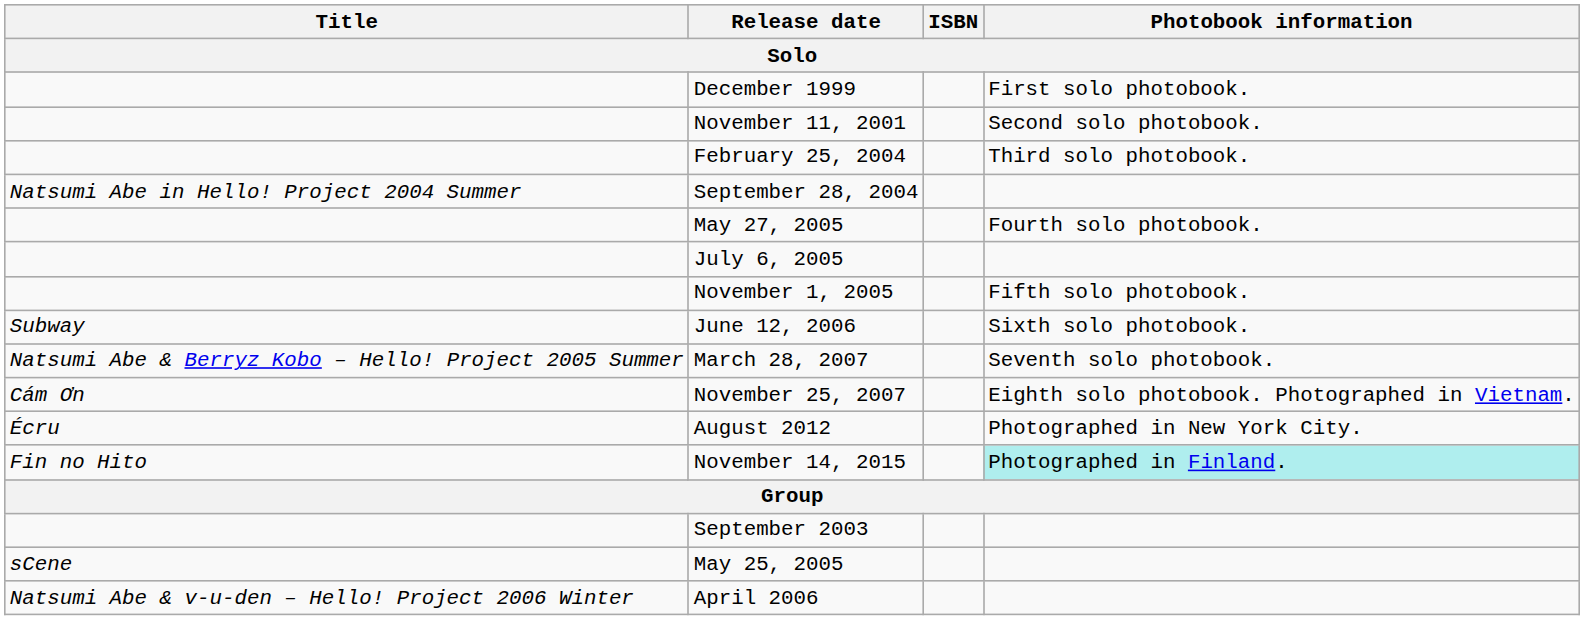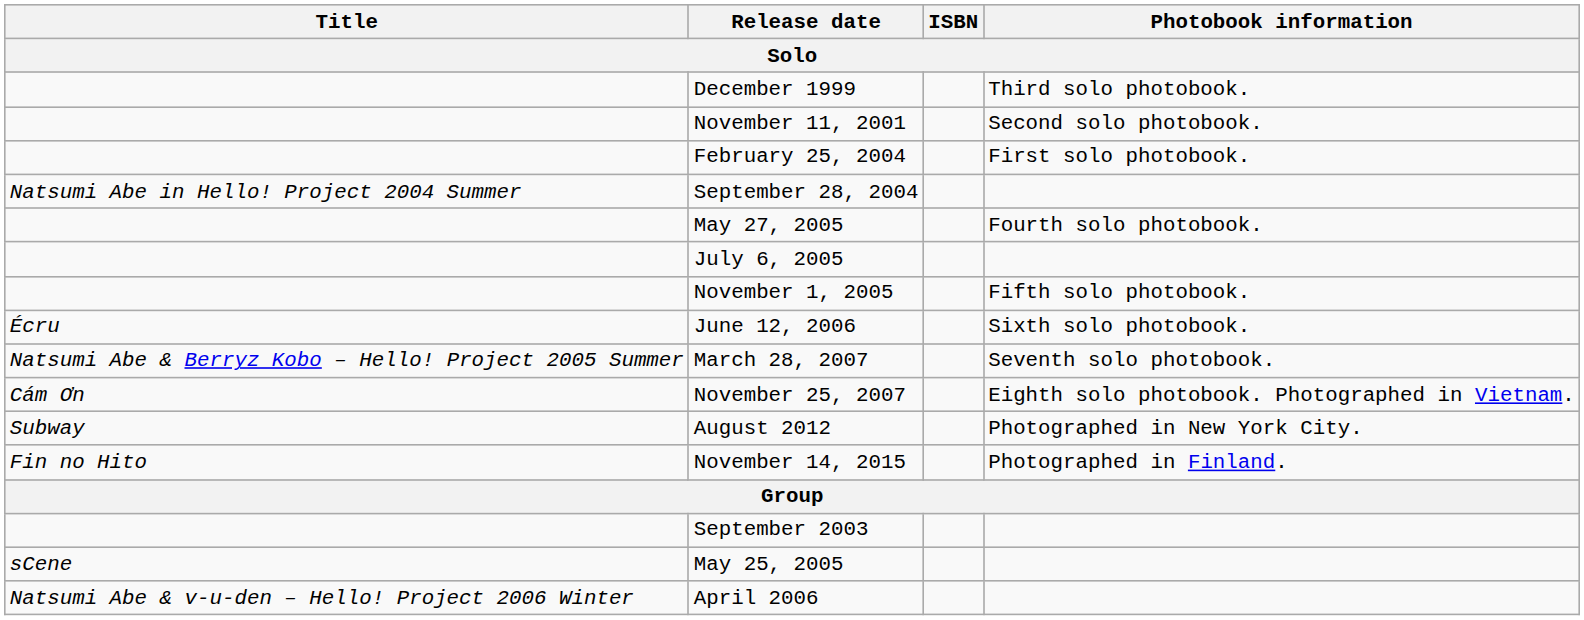(1119, 90) First solo photobook. -> (1119, 90) Third solo photobook.
(1119, 157) Third solo photobook. -> (1119, 157) First solo photobook.
(47, 327) Subway -> (35, 327) Écru
(35, 429) Écru -> (47, 429) Subway
(1138, 462) paleturquoise background -> (1138, 462) no background
